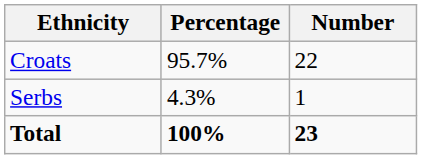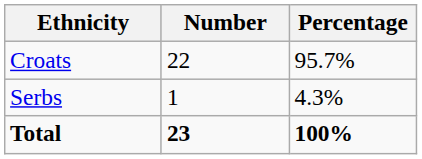columns swapped: (353, 23) <-> (225, 23)
